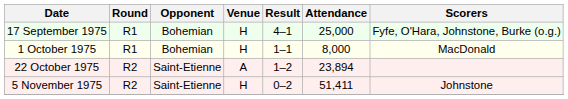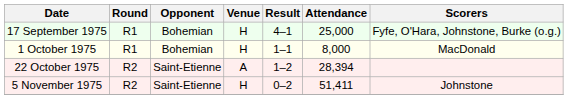(336, 67) 23,894 -> (336, 67) 28,394
